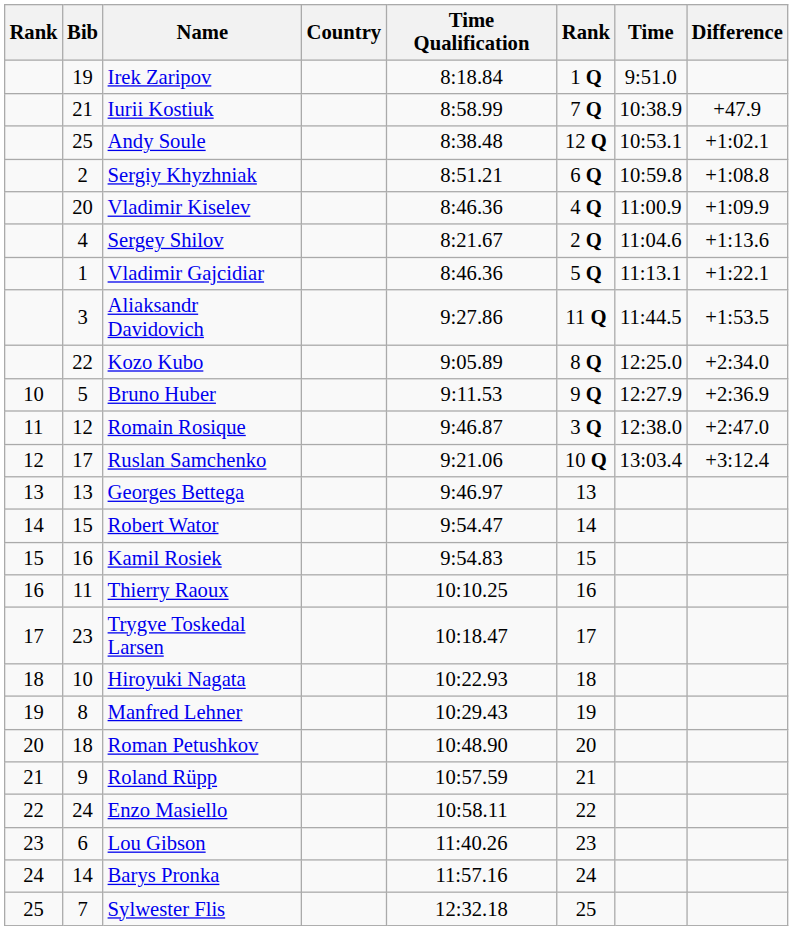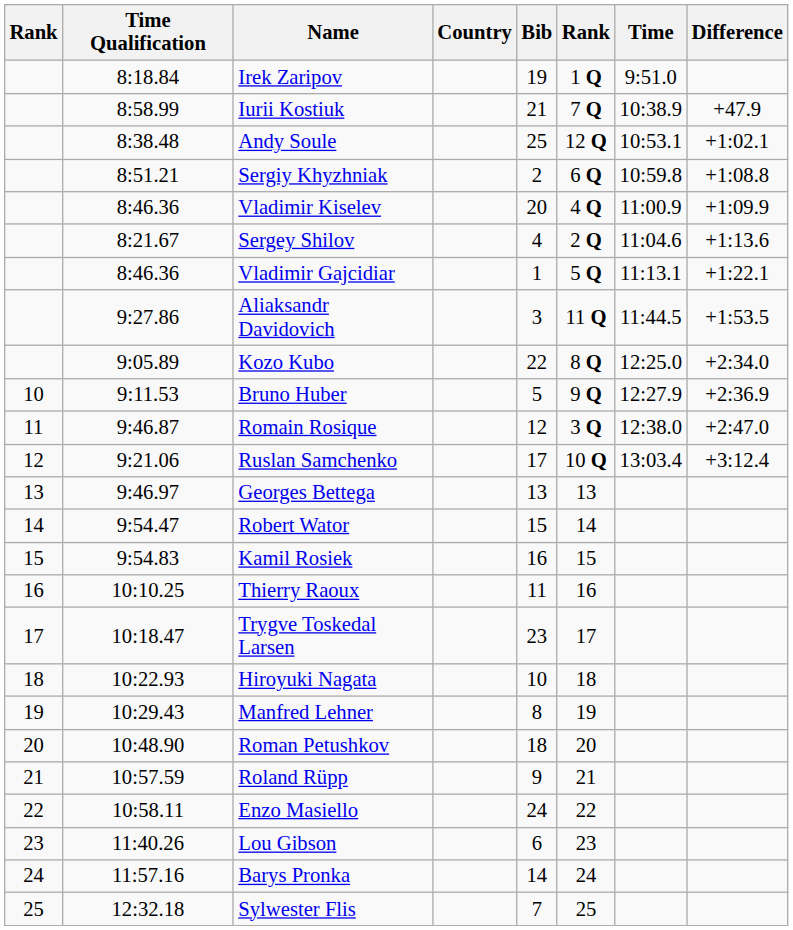columns swapped: (83, 32) <-> (472, 32)
